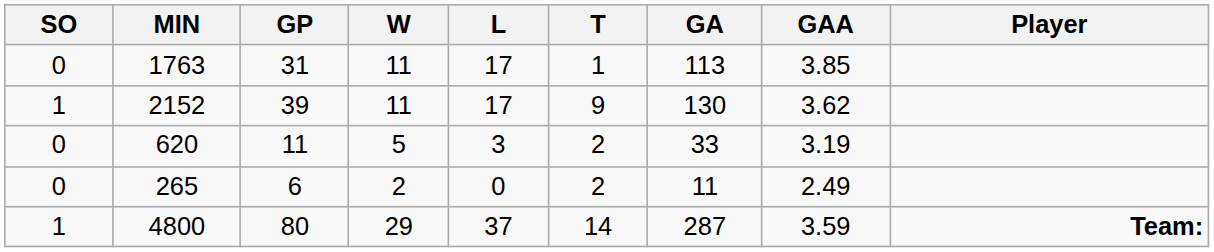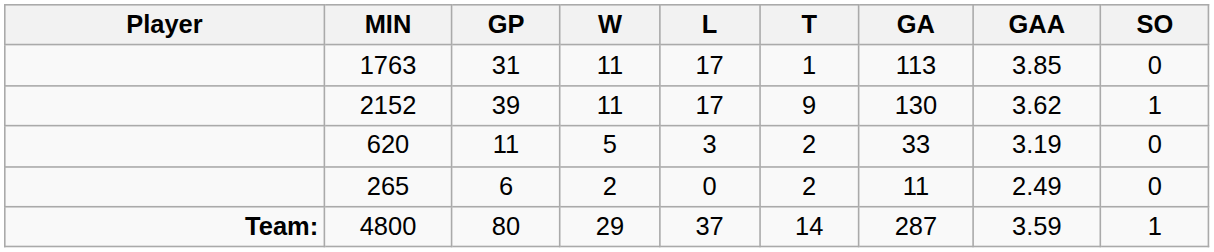columns swapped: (1049, 24) <-> (59, 24)
